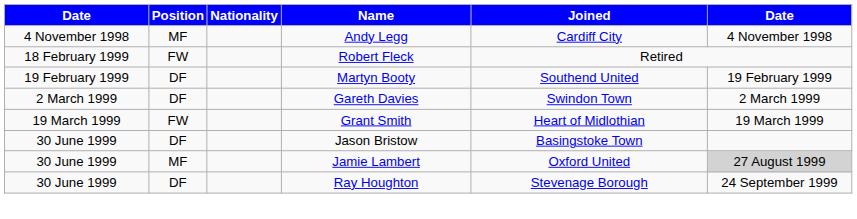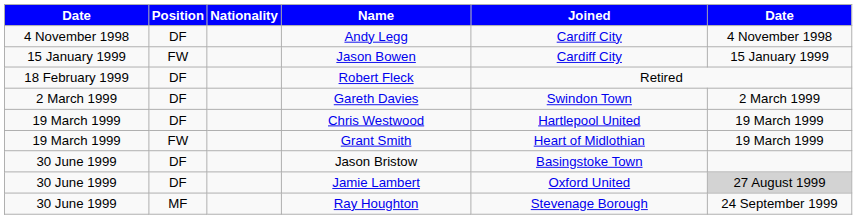(178, 36) MF -> (178, 36) DF
+ row: (376, 57)
(178, 57) FW -> (178, 78) DF
- row: (376, 78)
+ row: (376, 120)
(178, 162) MF -> (178, 183) DF
(178, 183) DF -> (178, 204) MF
